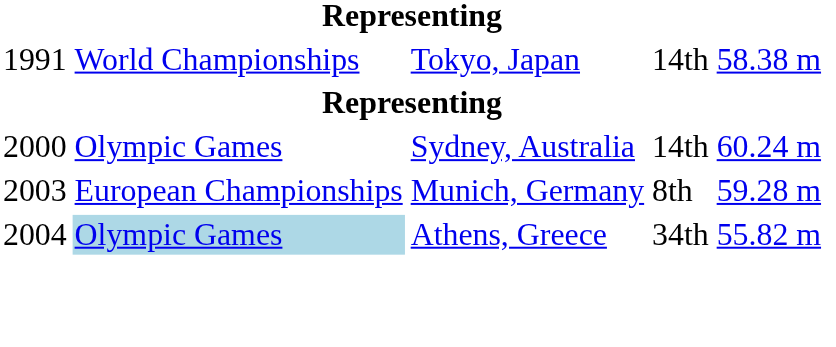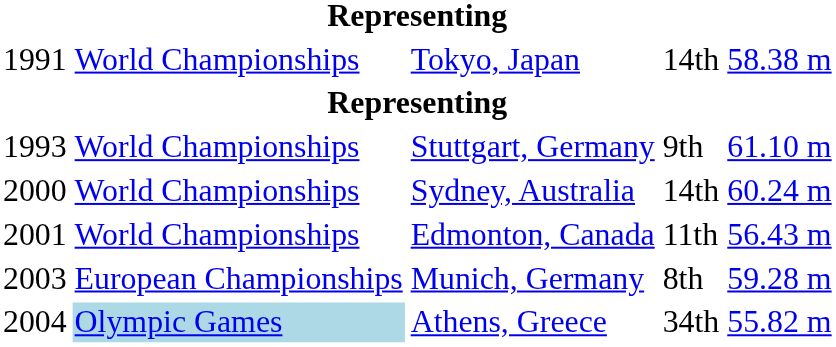+ row: (533, 146)
(179, 146) Olympic Games -> (217, 190) World Championships
+ row: (533, 234)
